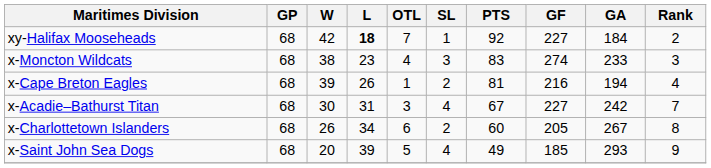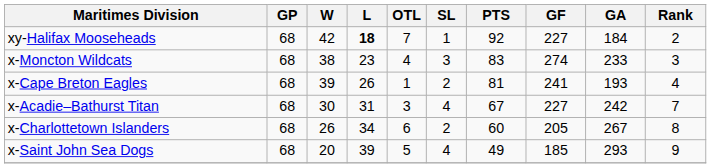(556, 83) 216 -> (556, 83) 241
(616, 83) 194 -> (616, 83) 193
